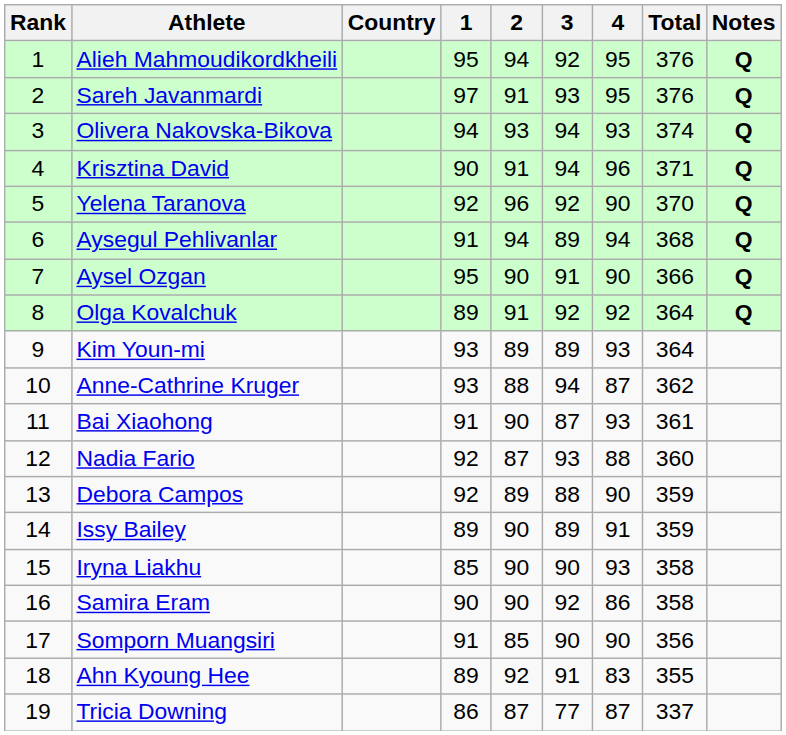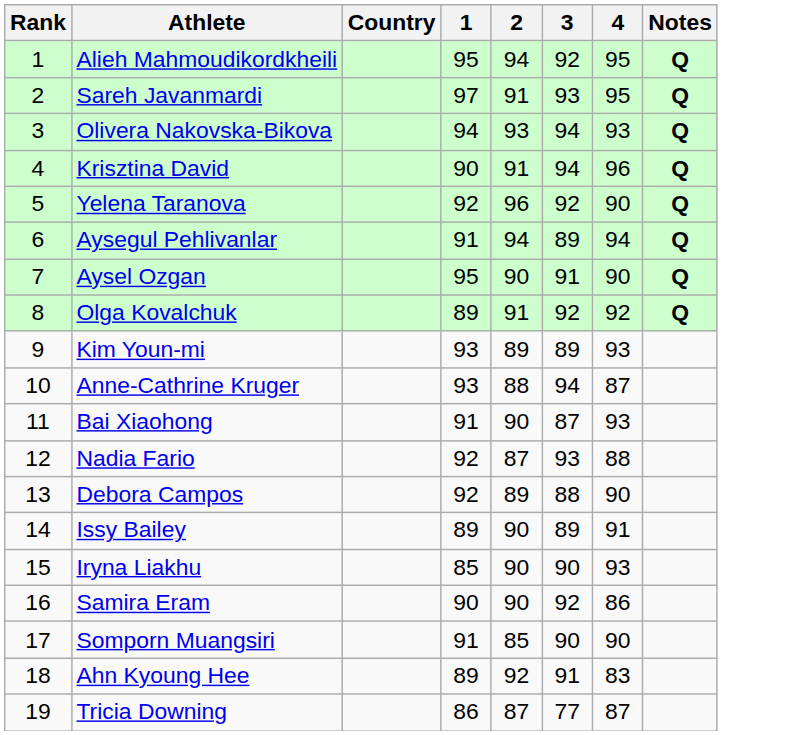- column: (675, 22)
